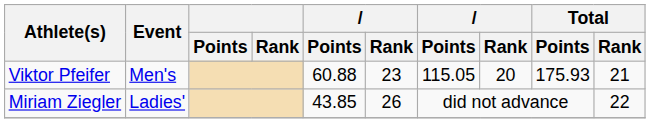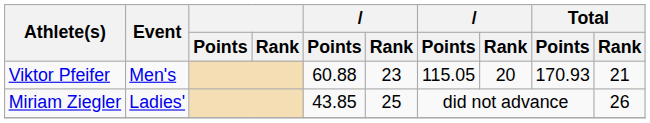(563, 74) 175.93 -> (563, 74) 170.93
(391, 103) 26 -> (391, 103) 25
(620, 103) 22 -> (620, 103) 26
